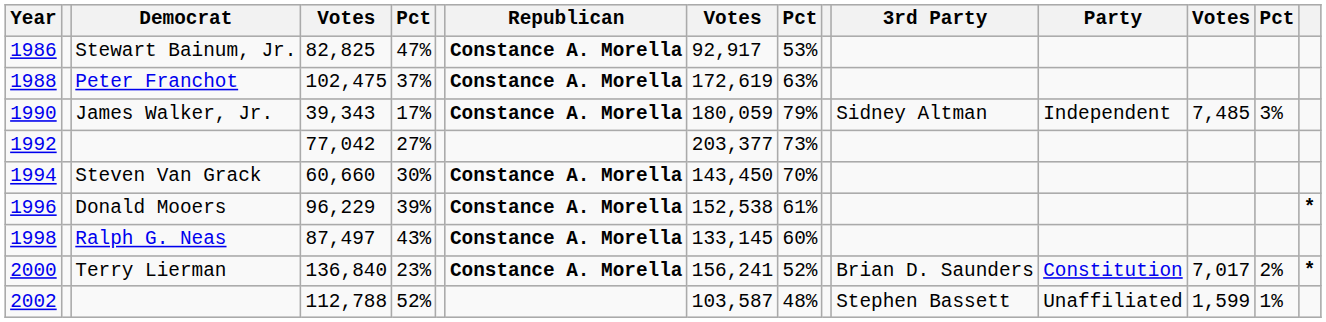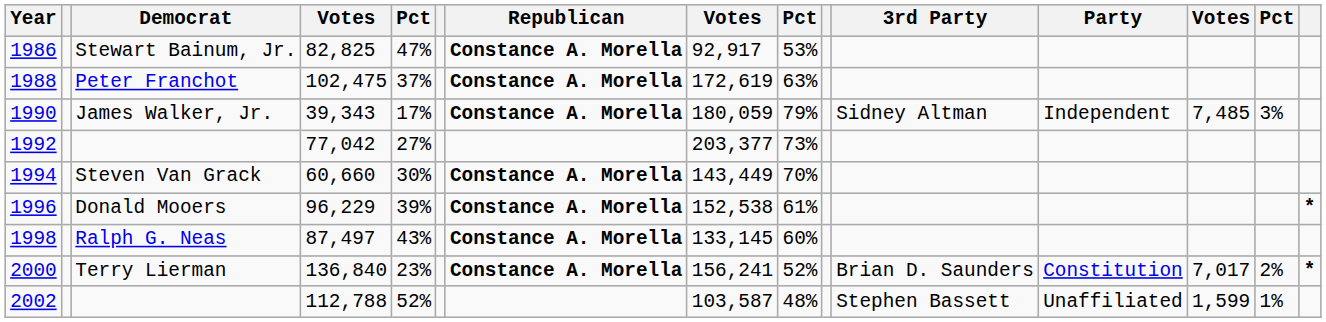(733, 177) 143,450 -> (733, 177) 143,449
